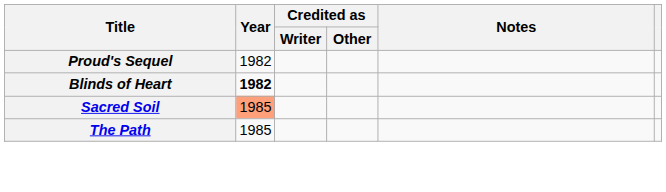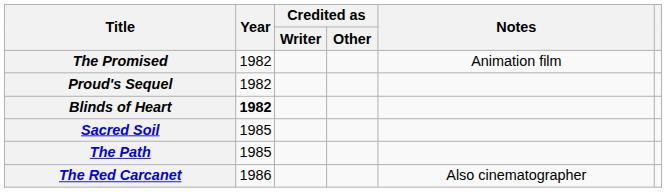+ row: (120, 61)
(255, 107) lightsalmon background -> (255, 130) no background
+ row: (120, 175)
